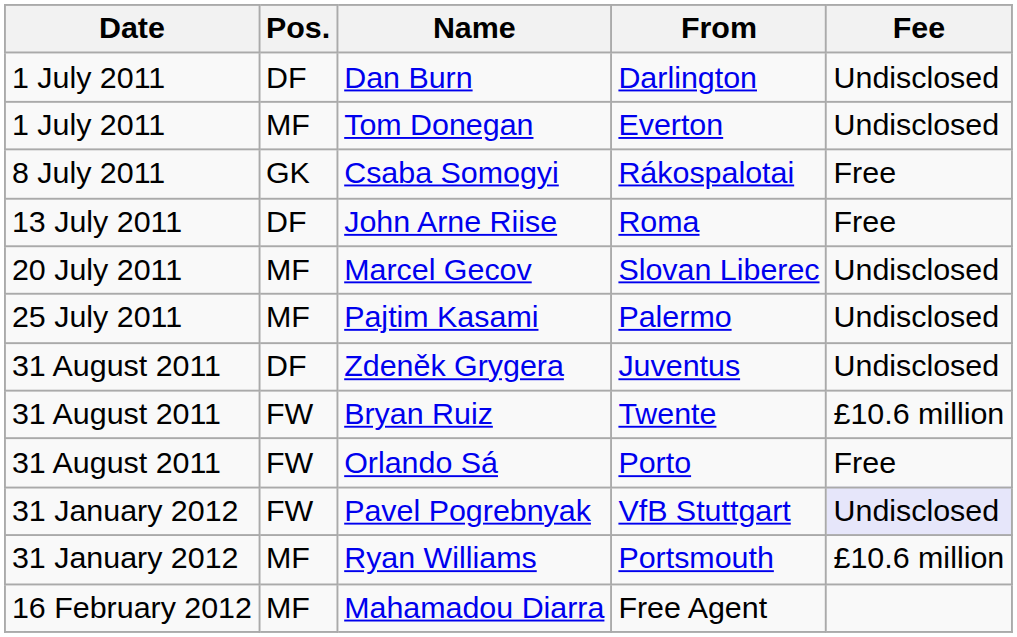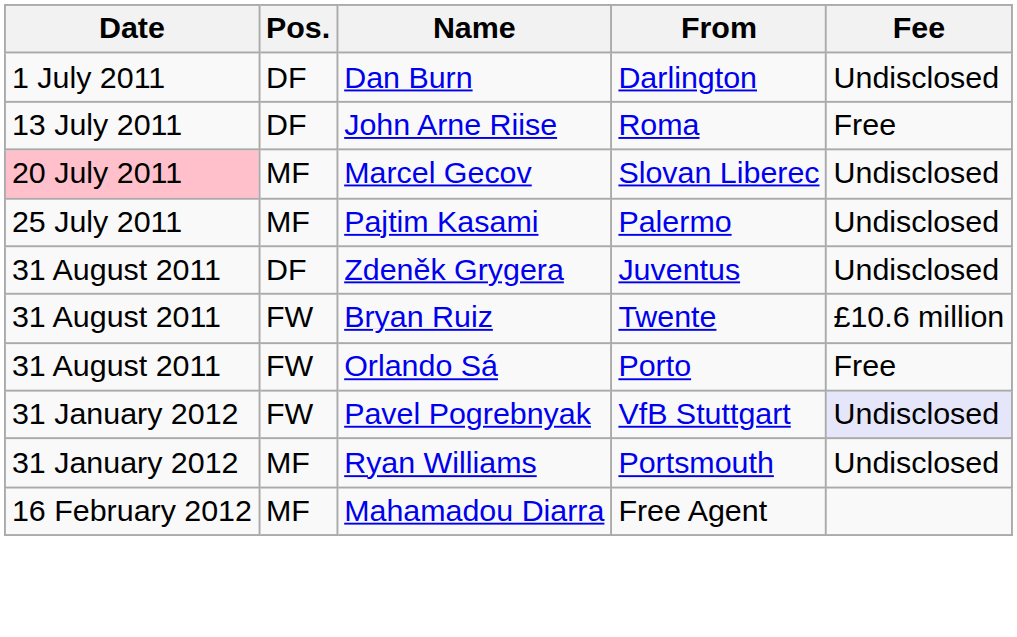- row: (439, 125)
- row: (451, 173)
(97, 269) no background -> (97, 173) pink background
(919, 558) £10.6 million -> (916, 462) Undisclosed
